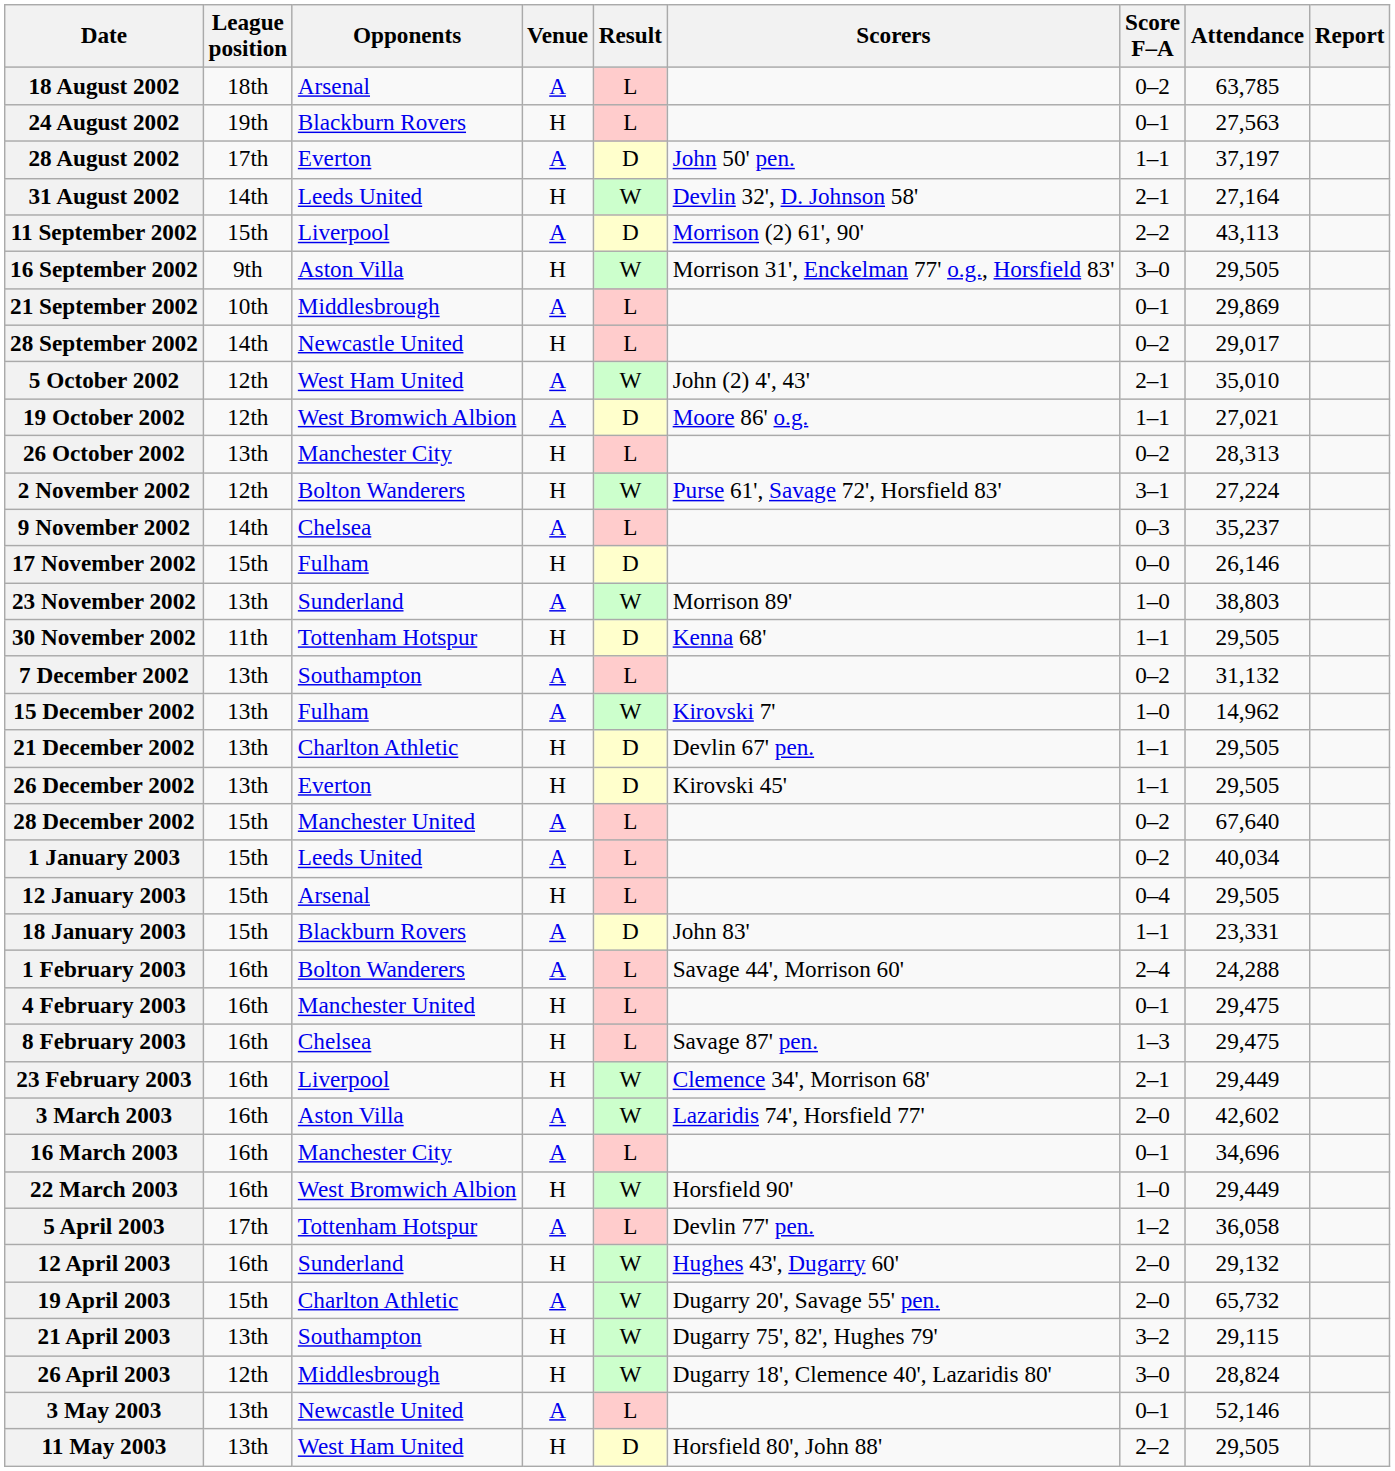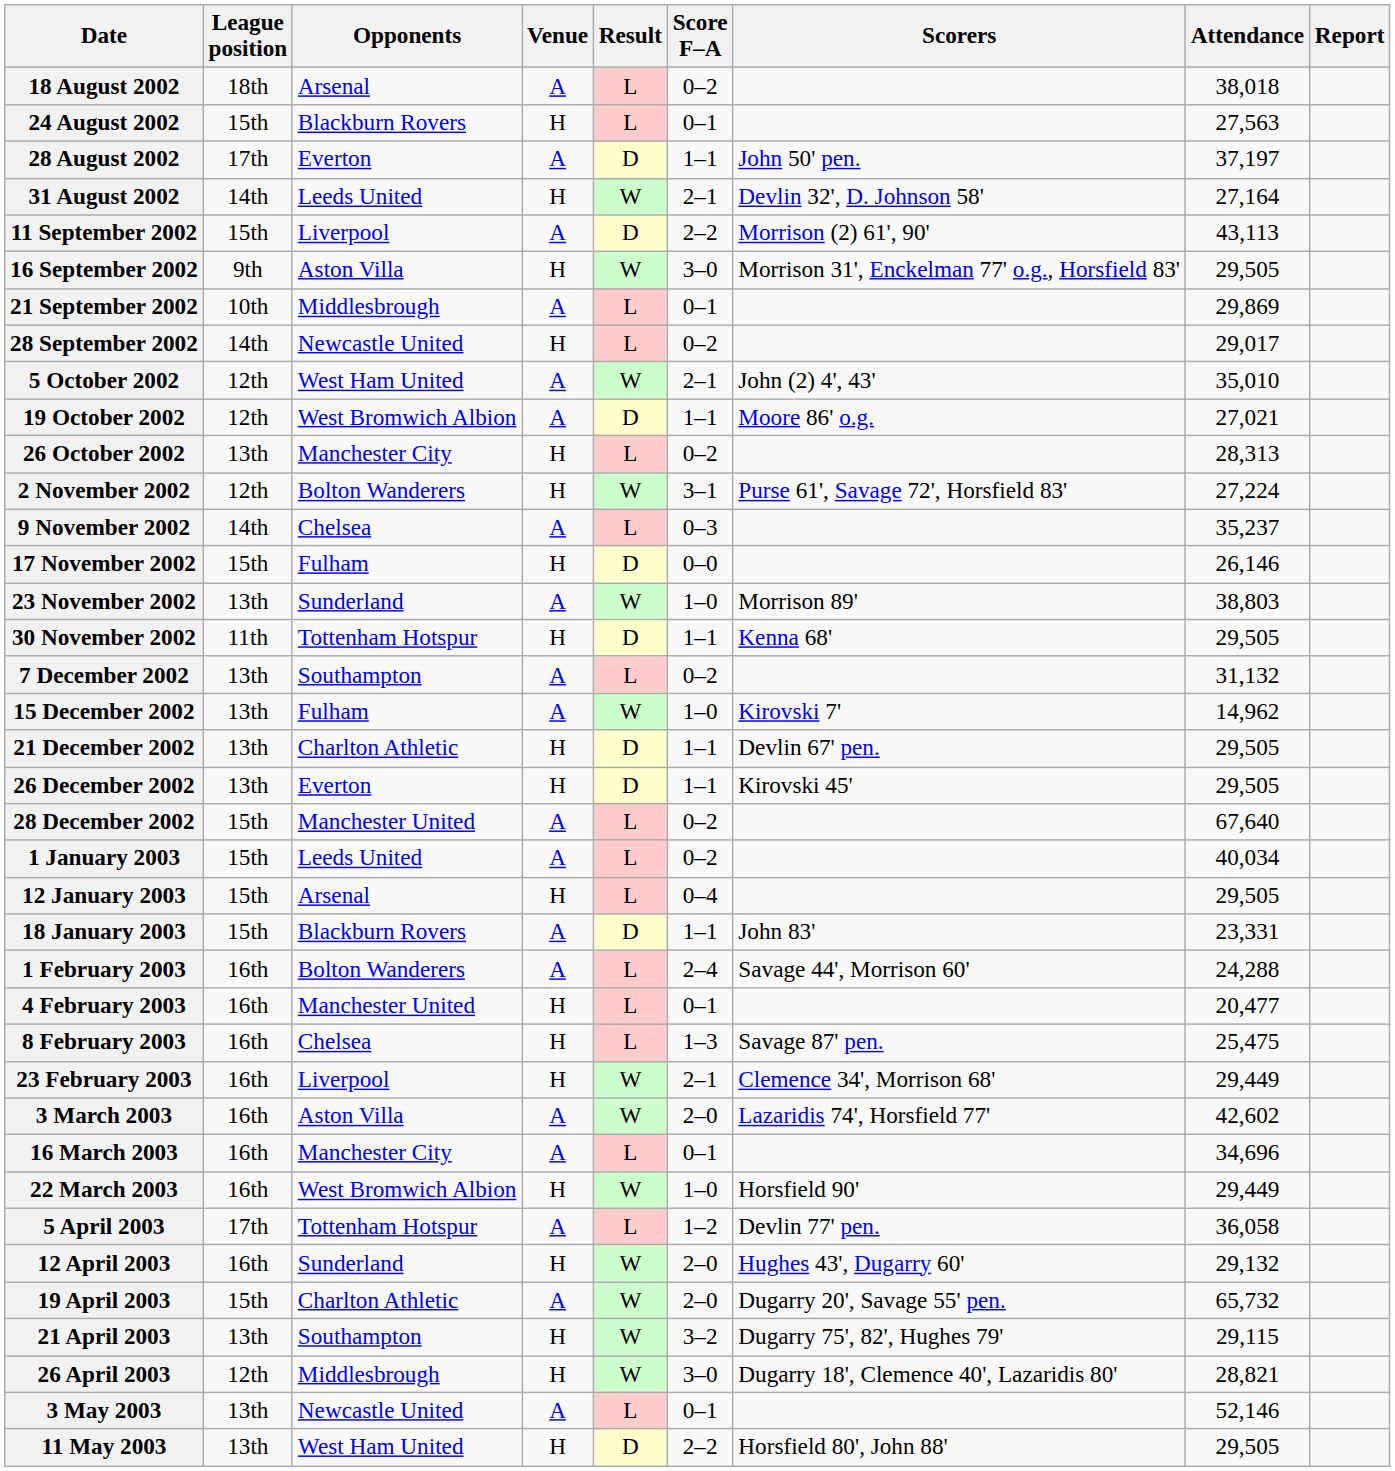columns swapped: (1153, 35) <-> (894, 35)
(1247, 85) 63,785 -> (1247, 85) 38,018
(248, 122) 19th -> (248, 122) 15th
(1247, 1005) 29,475 -> (1247, 1005) 20,477
(1247, 1042) 29,475 -> (1247, 1042) 25,475
(1247, 1373) 28,824 -> (1247, 1373) 28,821
